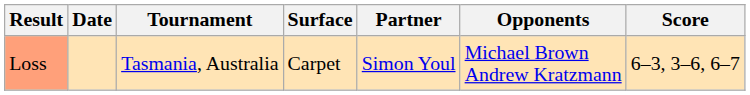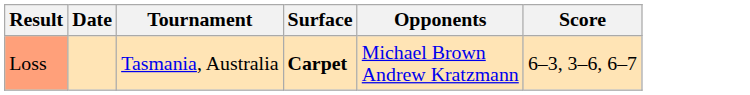- column: (409, 20)
(314, 62) normal -> (317, 62) bold
